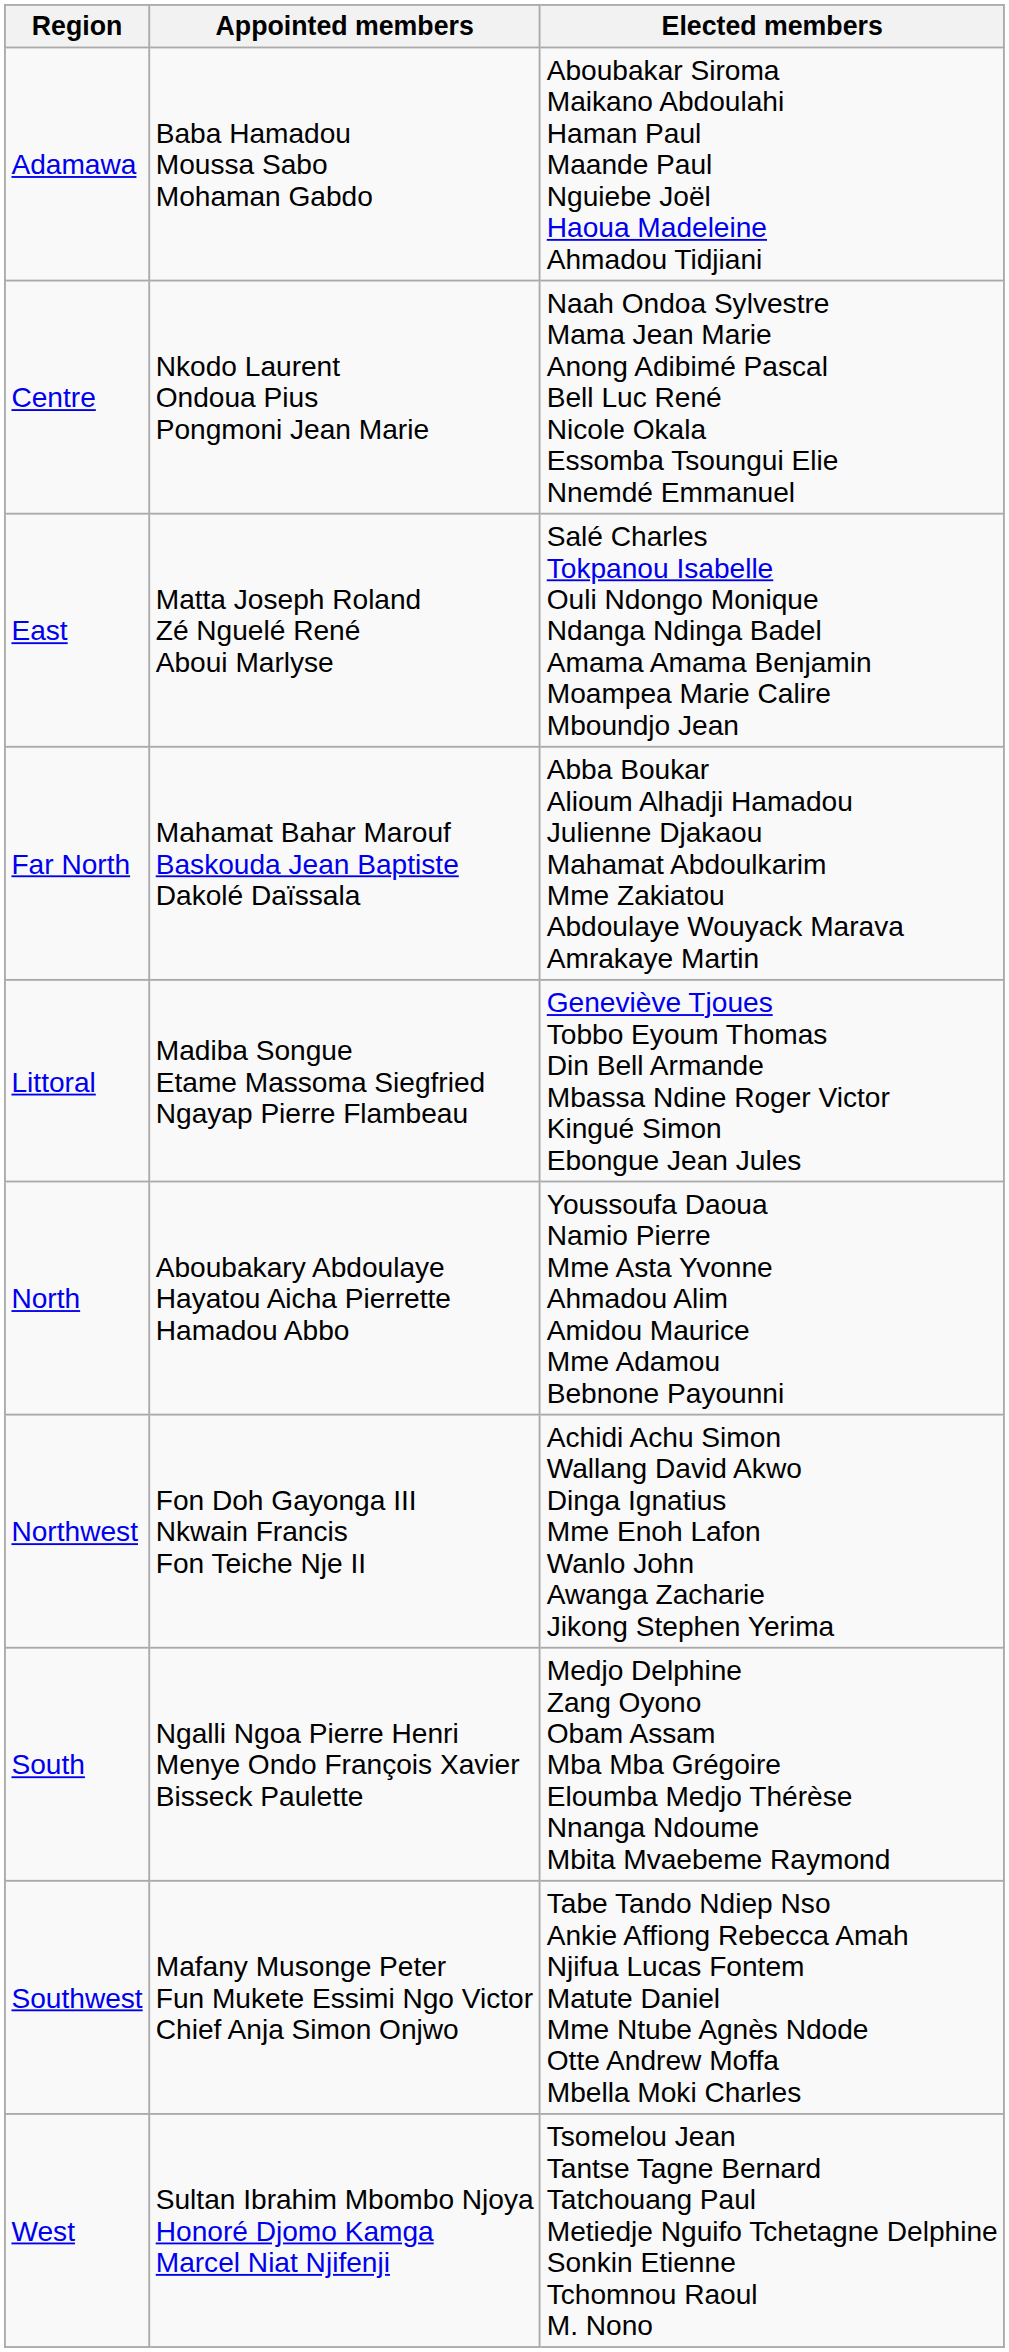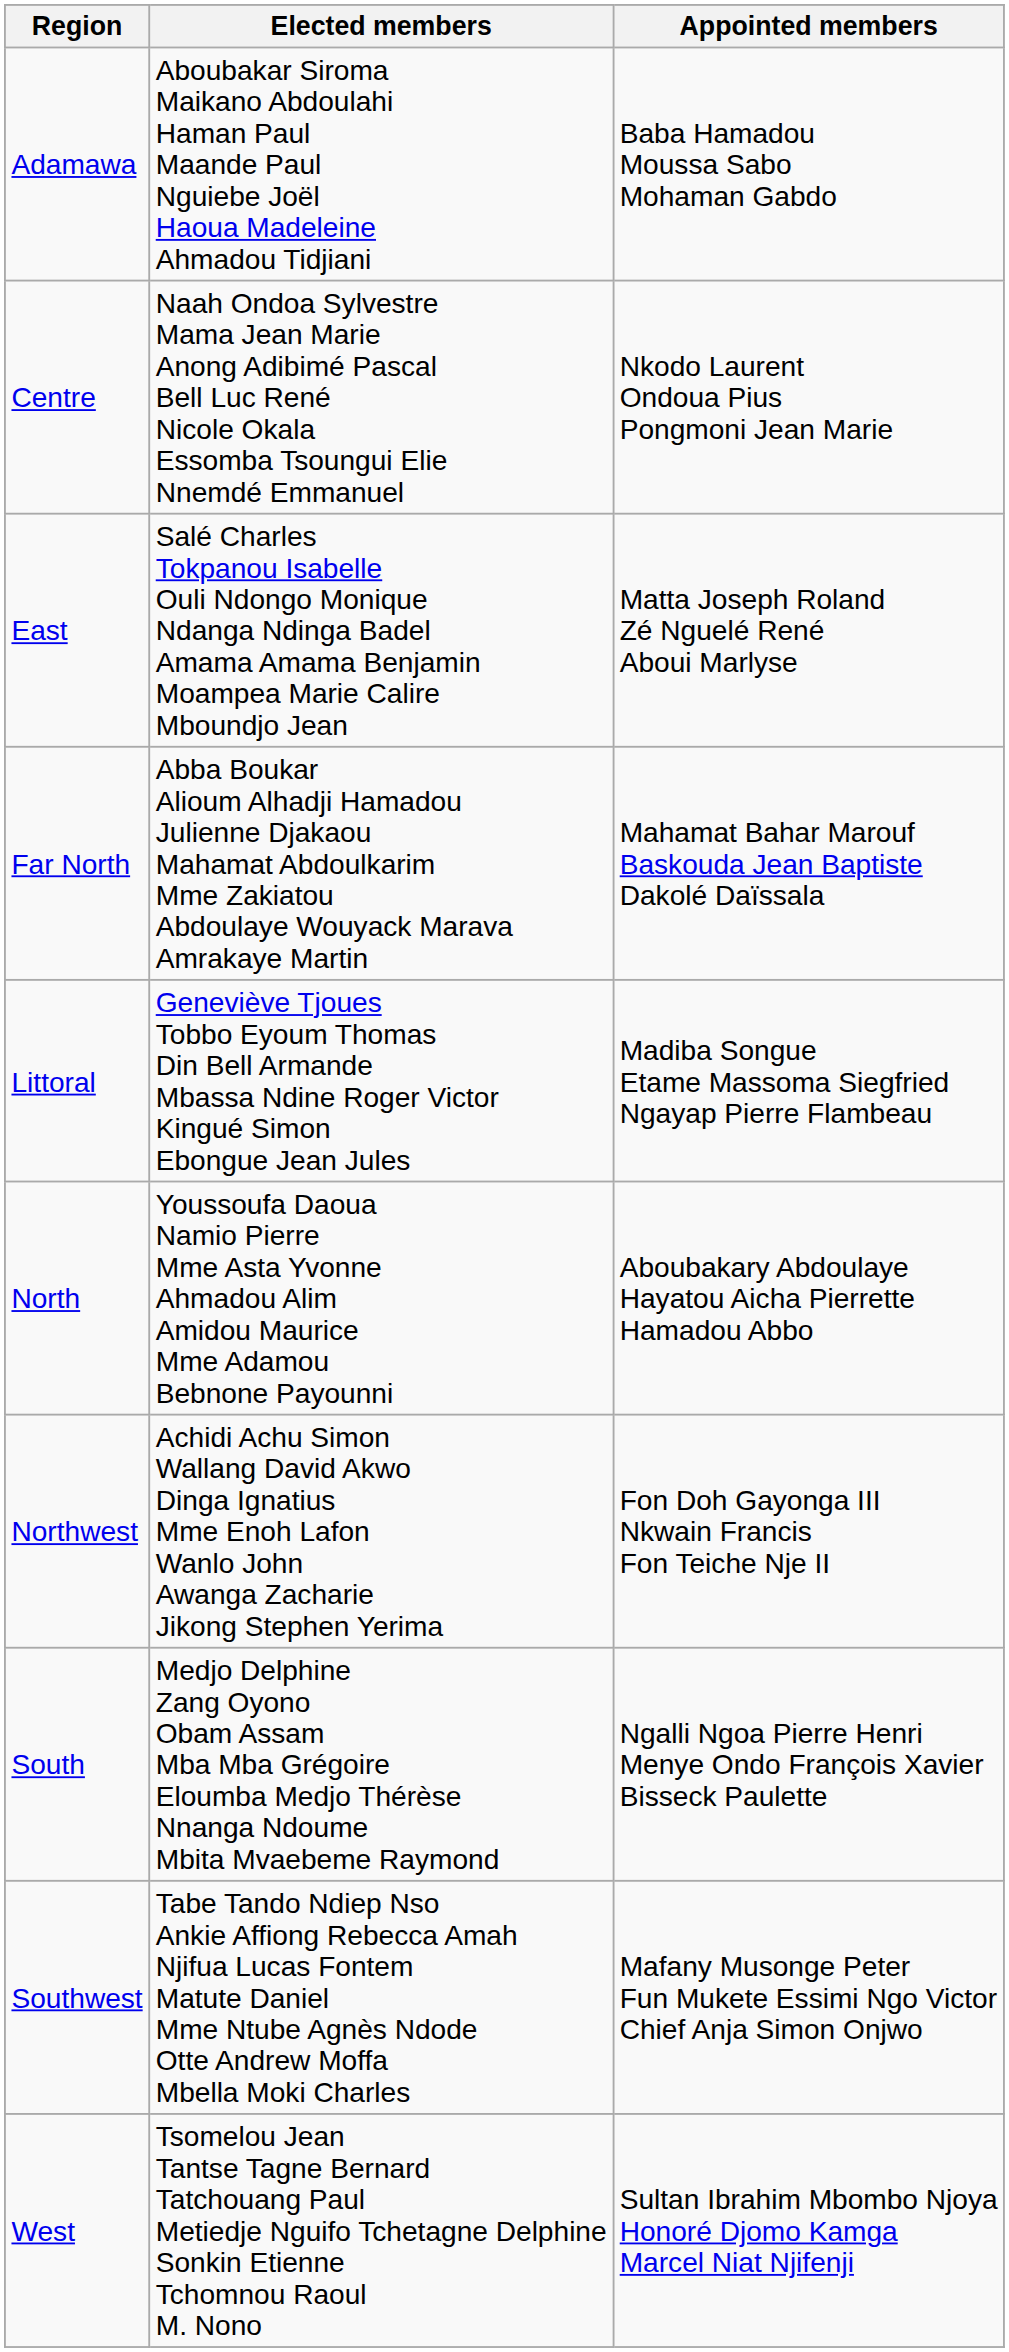columns swapped: (772, 26) <-> (345, 26)
